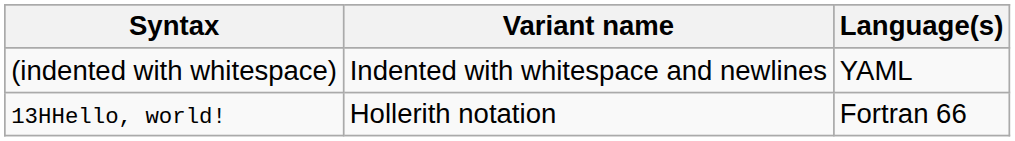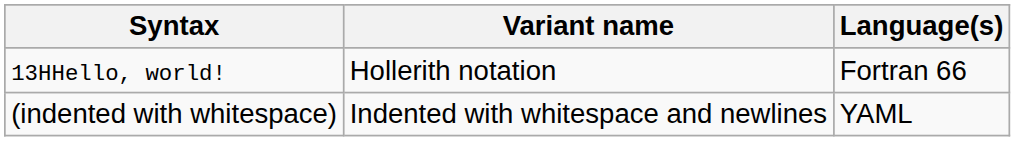rows swapped: (119, 117) <-> (174, 69)
